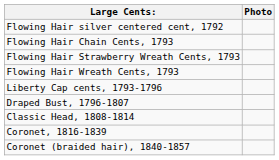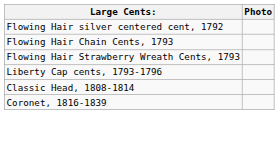- row: (93, 72)
- row: (68, 102)
- row: (98, 147)
